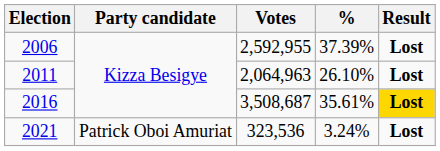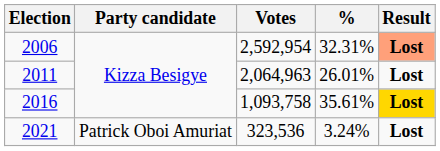(276, 46) 2,592,955 -> (276, 46) 2,592,954
(347, 46) 37.39% -> (347, 46) 32.31%
(406, 46) no background -> (406, 46) lightsalmon background
(347, 74) 26.10% -> (347, 74) 26.01%
(276, 103) 3,508,687 -> (276, 103) 1,093,758
